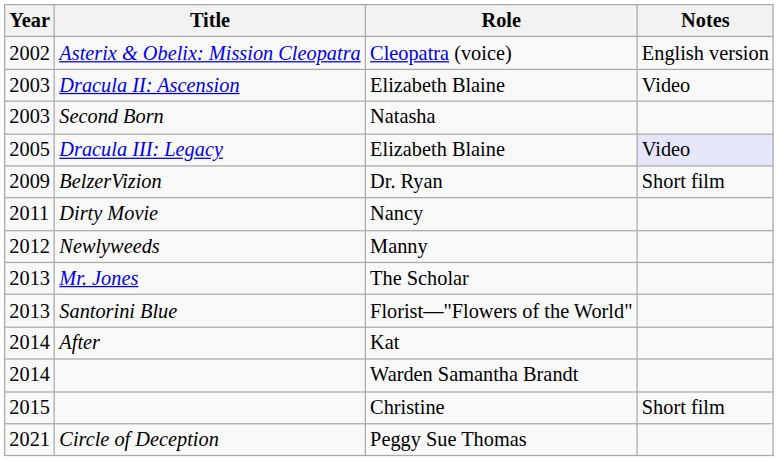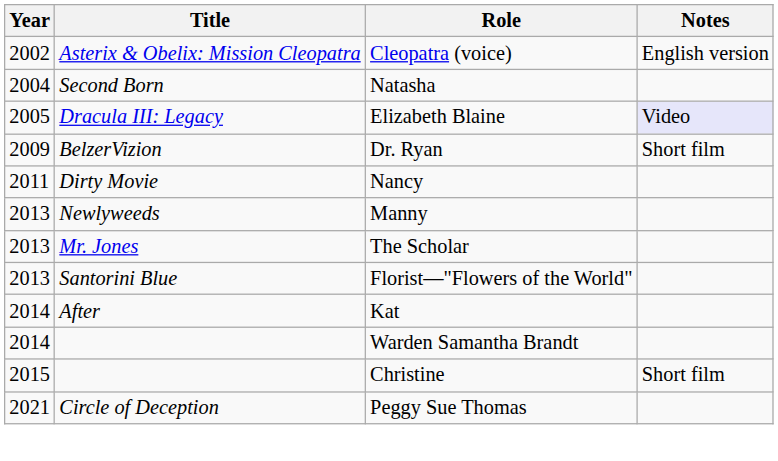- row: (149, 85)
(30, 117) 2003 -> (30, 85) 2004
(30, 246) 2012 -> (30, 213) 2013
